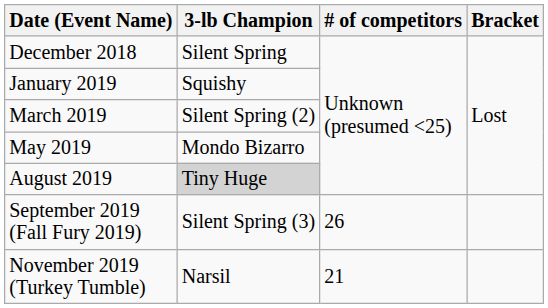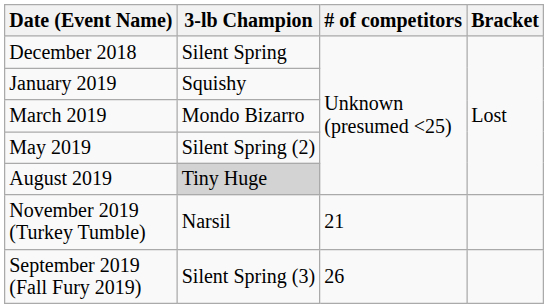(248, 115) Silent Spring (2) -> (243, 115) Mondo Bizarro
(243, 147) Mondo Bizarro -> (248, 147) Silent Spring (2)
rows swapped: (75, 221) <-> (77, 276)
